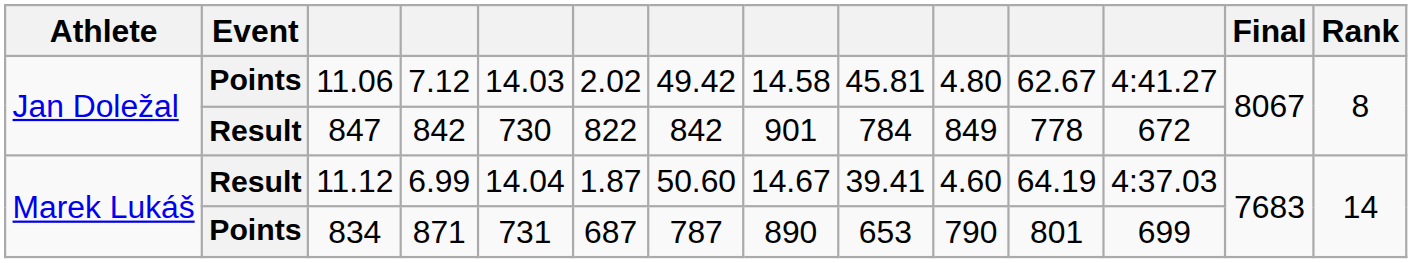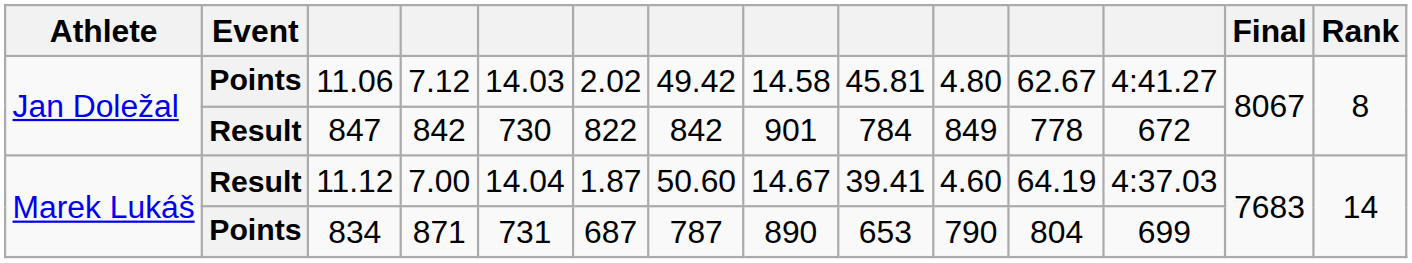(439, 181) 6.99 -> (439, 181) 7.00
(1057, 232) 801 -> (1057, 232) 804
